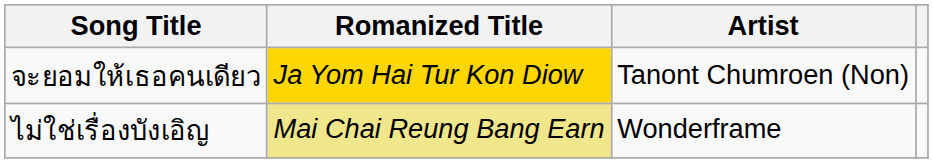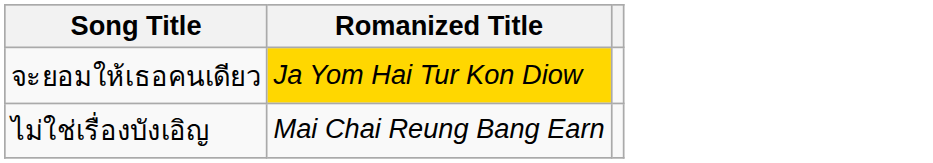- column: (763, 26)
(439, 130) khaki background -> (439, 130) no background
